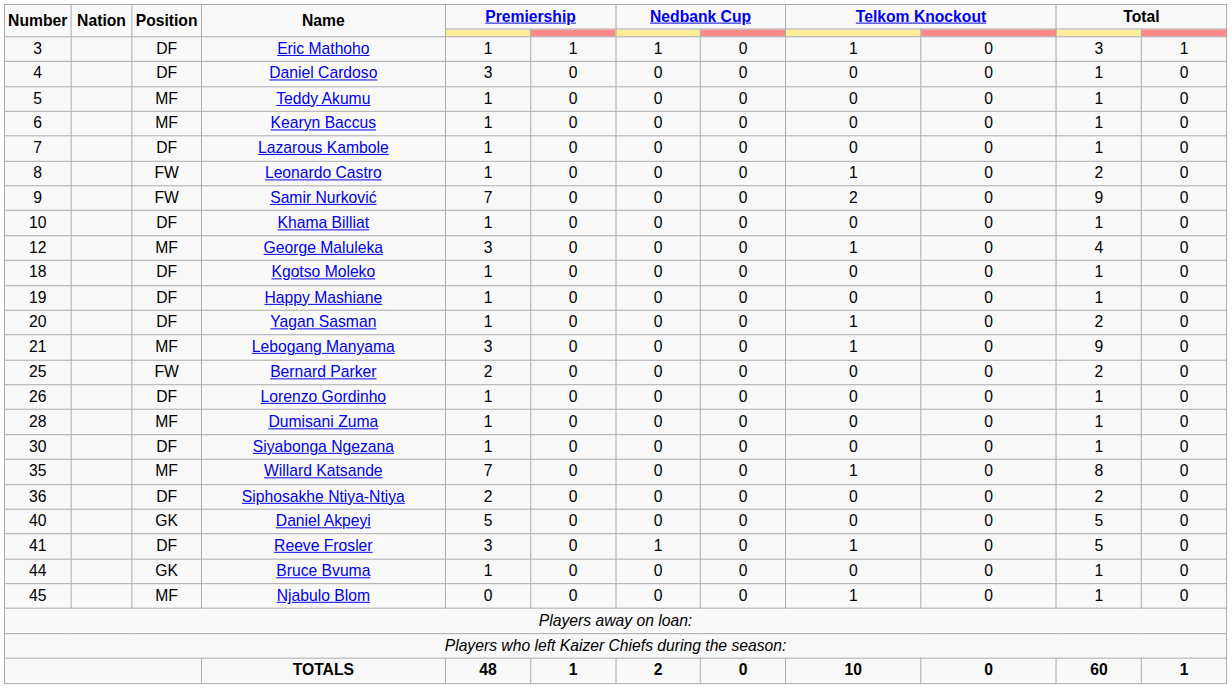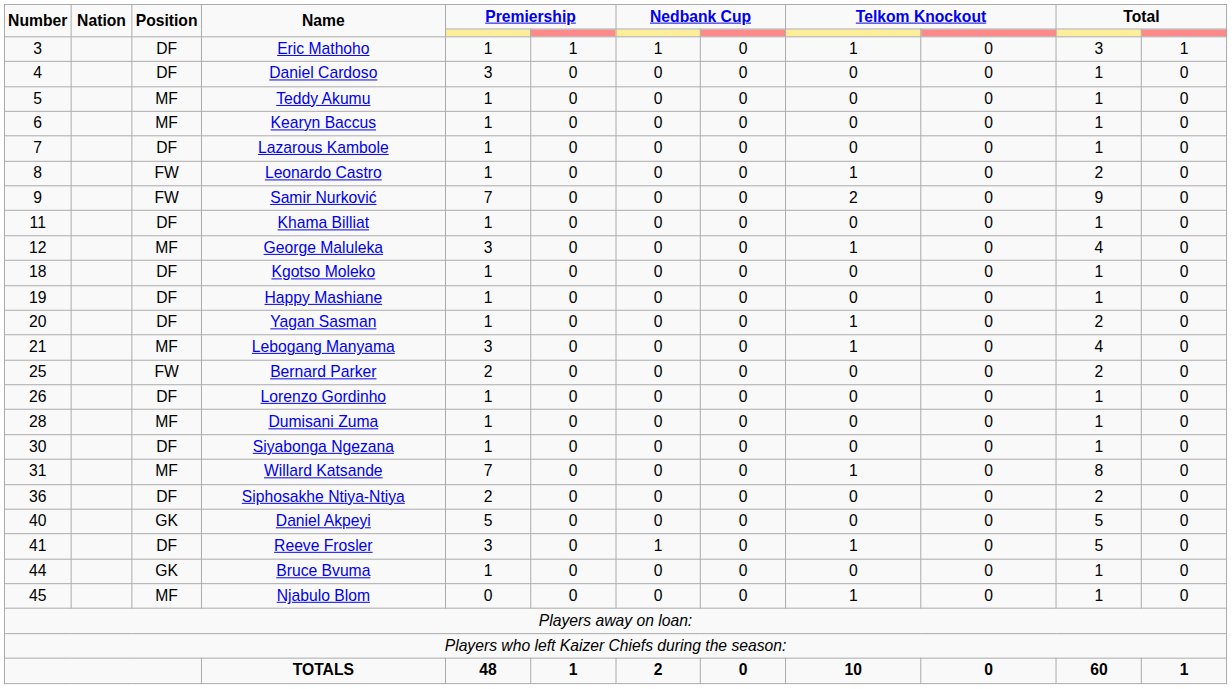(38, 223) 10 -> (38, 223) 11
(1099, 347) 9 -> (1099, 347) 4
(38, 471) 35 -> (38, 471) 31
